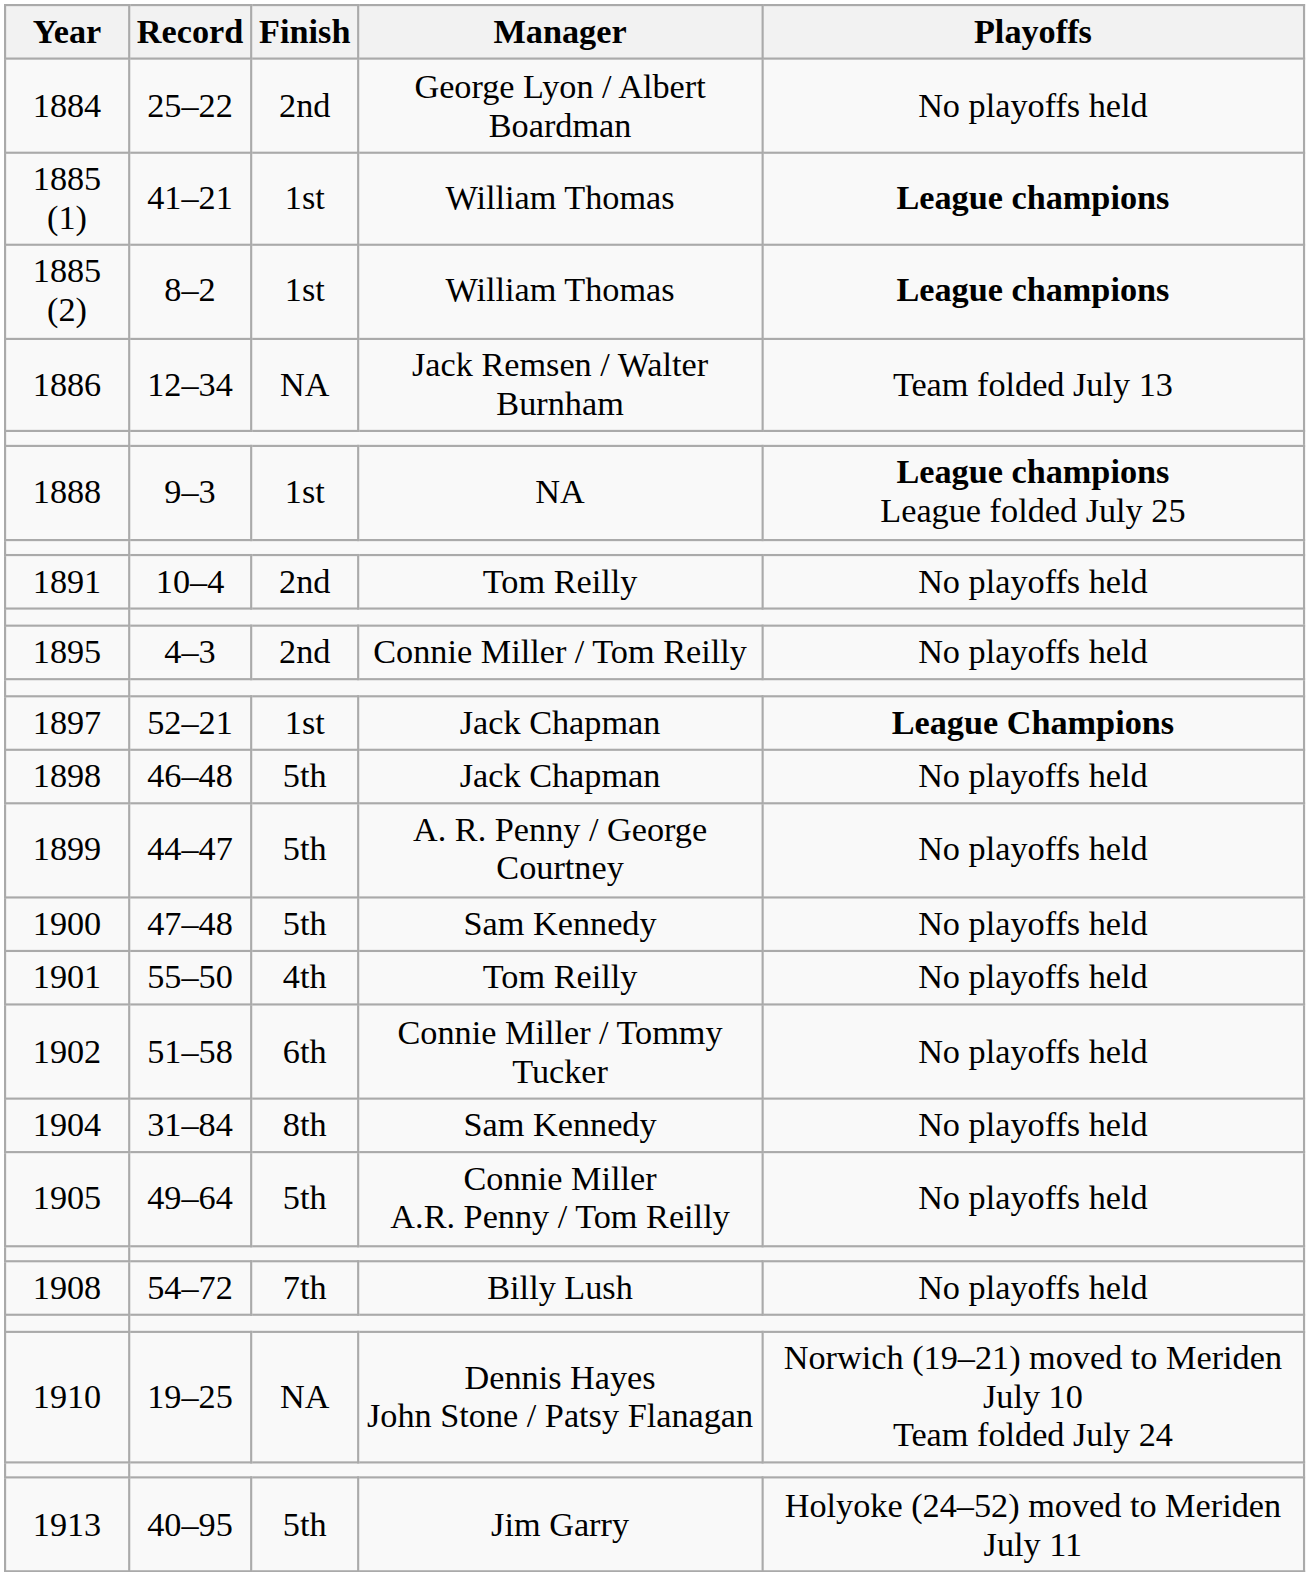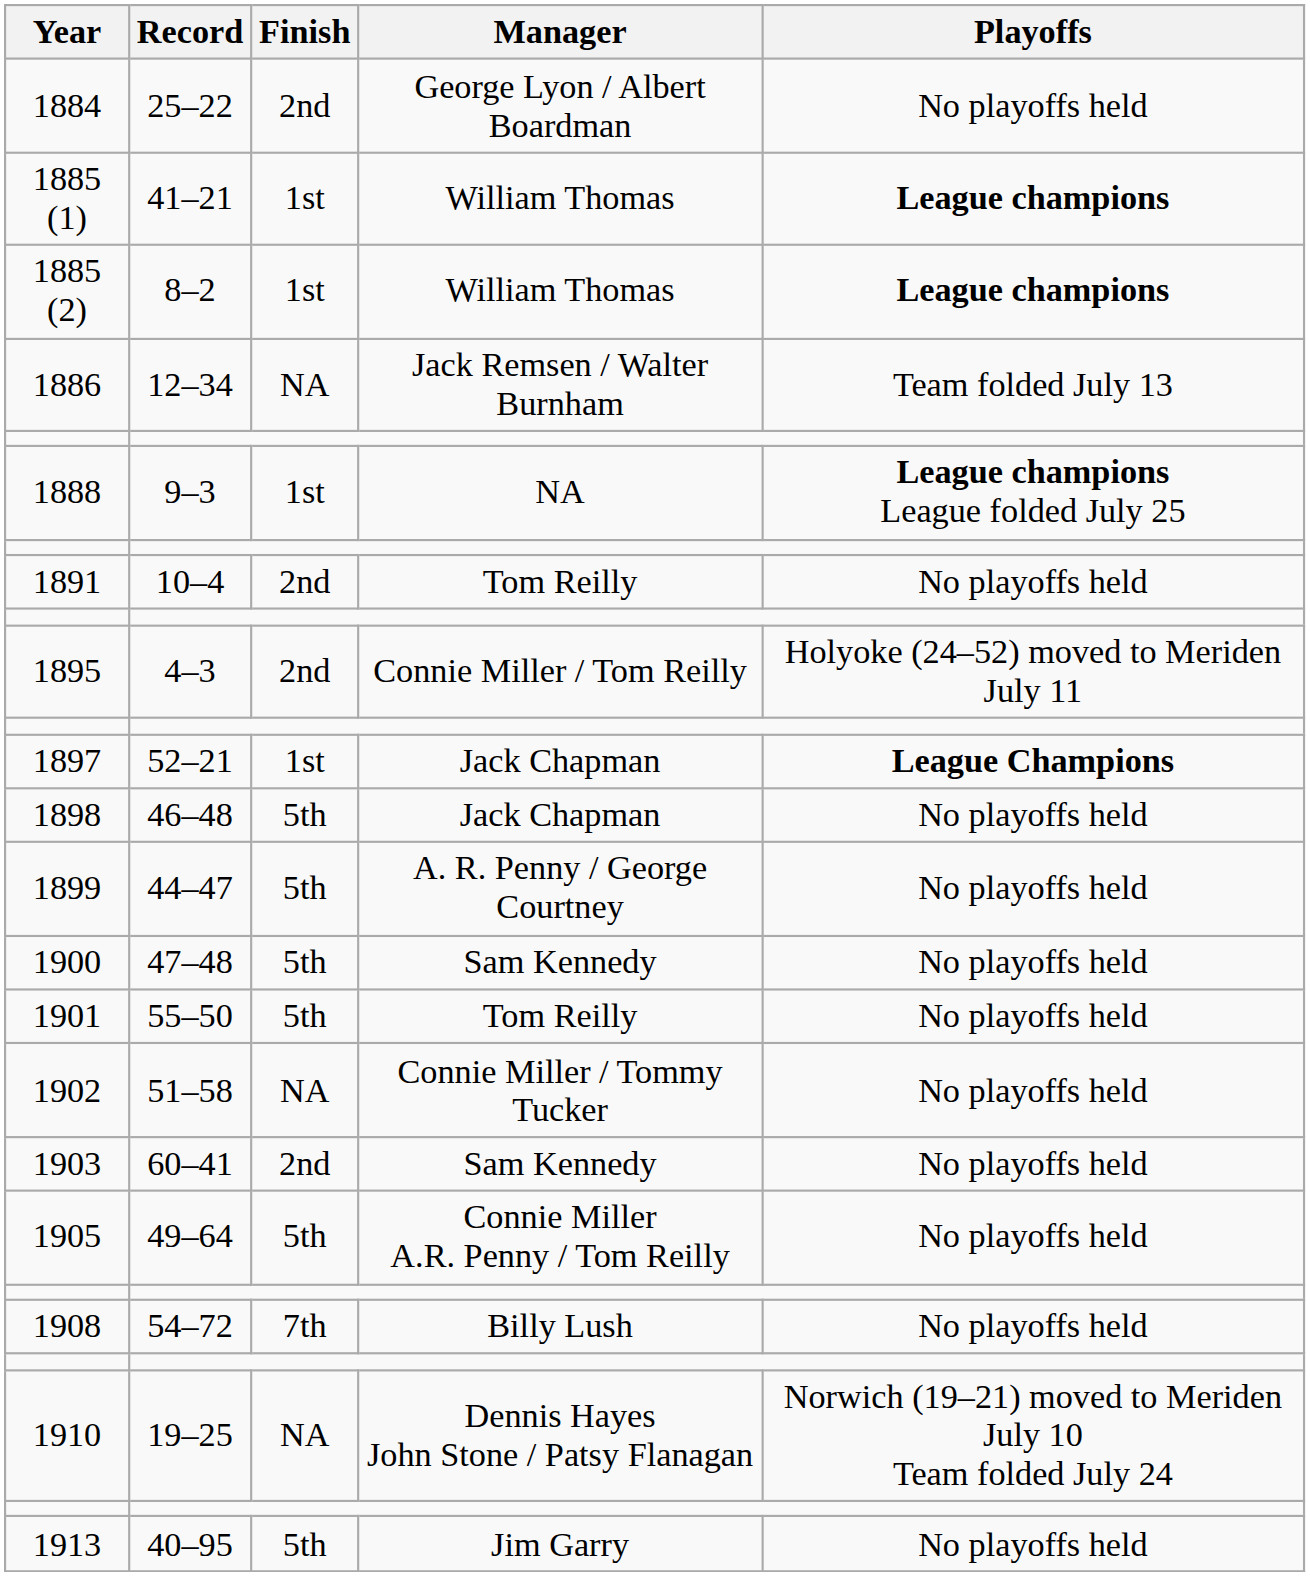(1033, 651) No playoffs held -> (1033, 670) Holyoke (24–52) moved to Meriden July 11
(305, 977) 4th -> (305, 1016) 5th
(305, 1051) 6th -> (305, 1089) NA
+ row: (67, 1163)
- row: (67, 1124)
(1033, 1524) Holyoke (24–52) moved to Meriden July 11 -> (1033, 1543) No playoffs held
